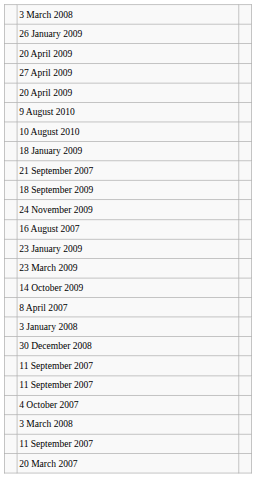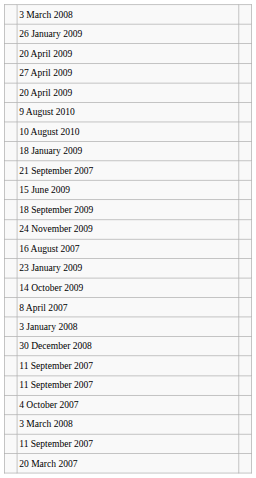+ row: (11, 190)
- row: (11, 268)
